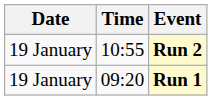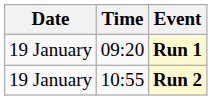rows swapped: (178, 79) <-> (178, 49)
